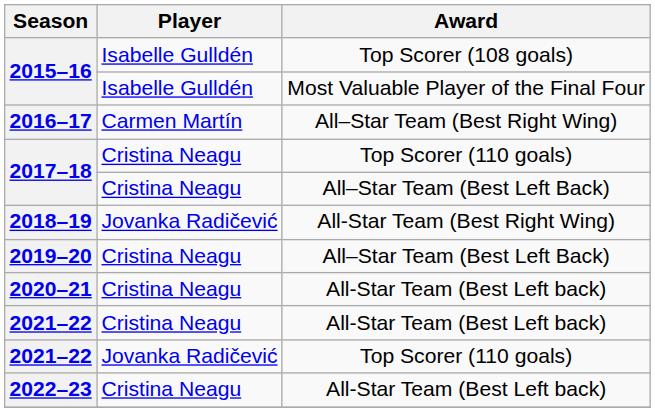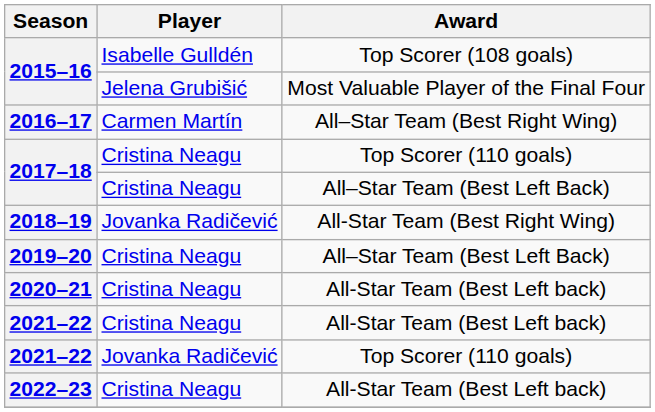(177, 88) Isabelle Gulldén -> (174, 88) Jelena Grubišić
